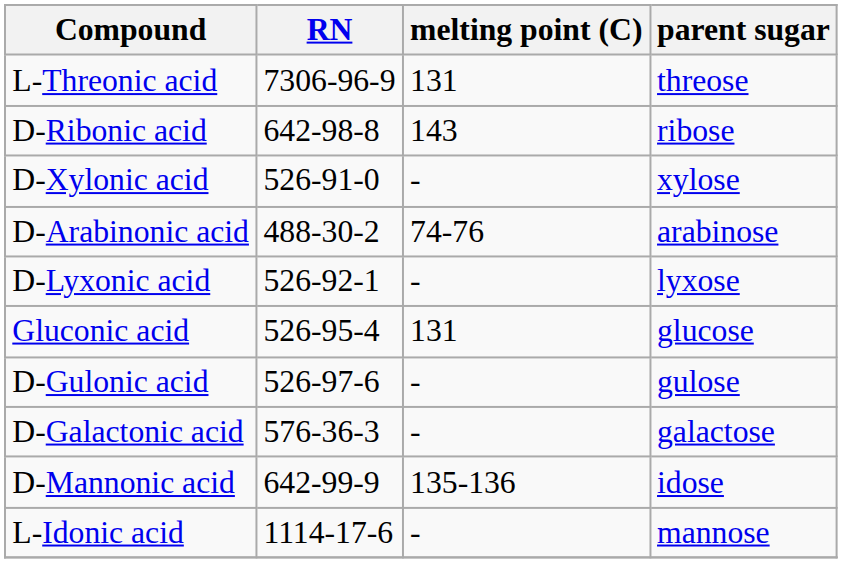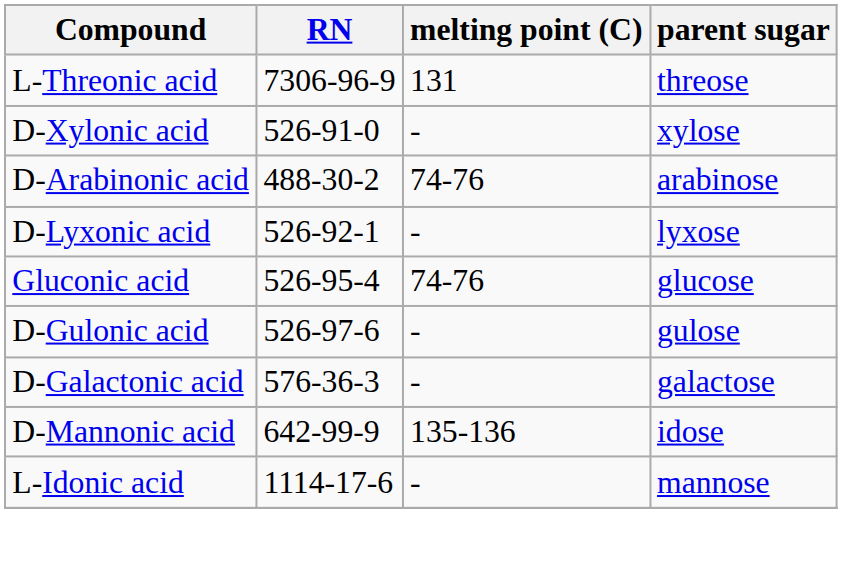- row: (110, 130)
(434, 331) 131 -> (447, 280) 74-76
